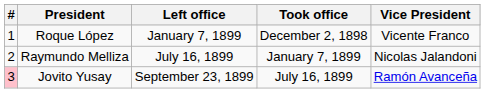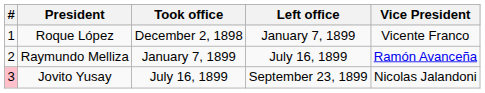columns swapped: (314, 14) <-> (194, 14)
(425, 56) Nicolas Jalandoni -> (425, 56) Ramón Avanceña
(425, 77) Ramón Avanceña -> (425, 77) Nicolas Jalandoni
